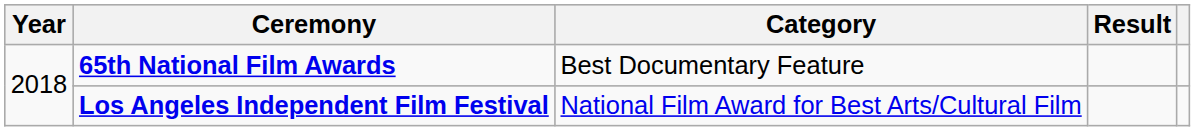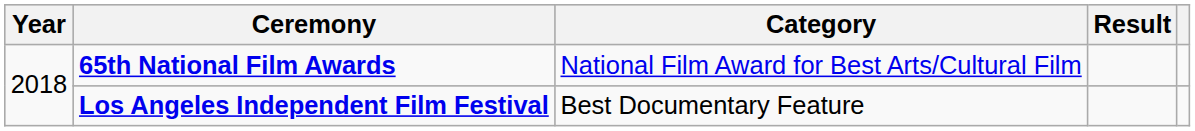(713, 65) Best Documentary Feature -> (821, 65) National Film Award for Best Arts/Cultural Film
(821, 105) National Film Award for Best Arts/Cultural Film -> (713, 105) Best Documentary Feature
